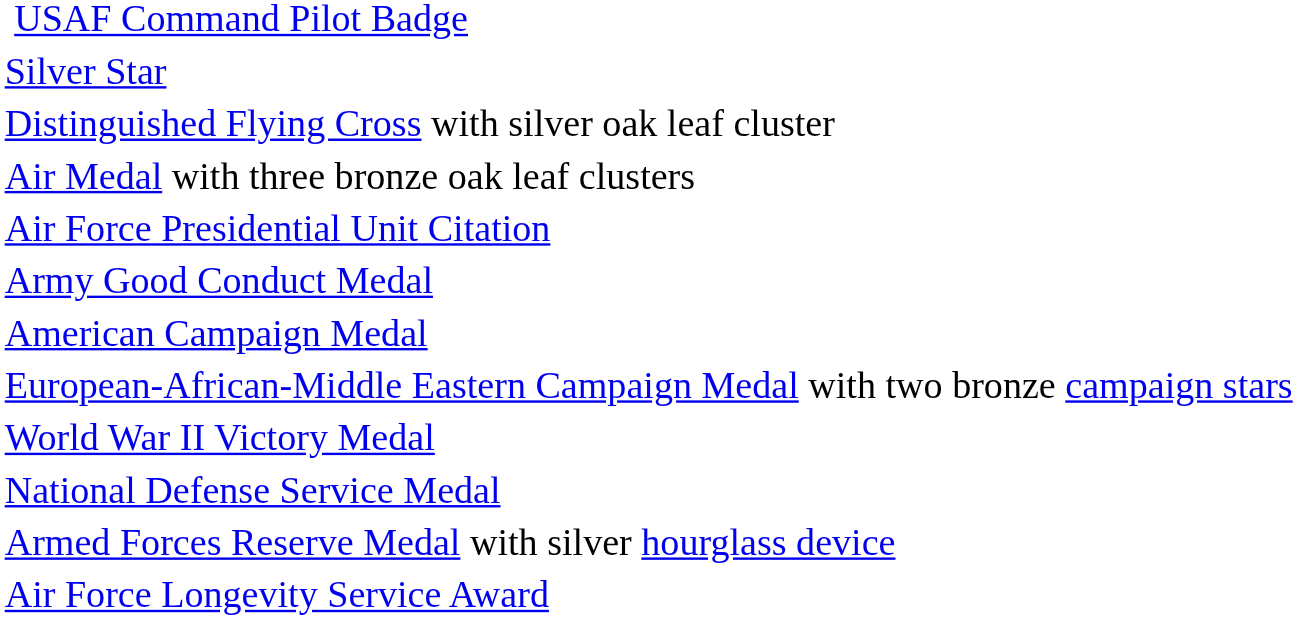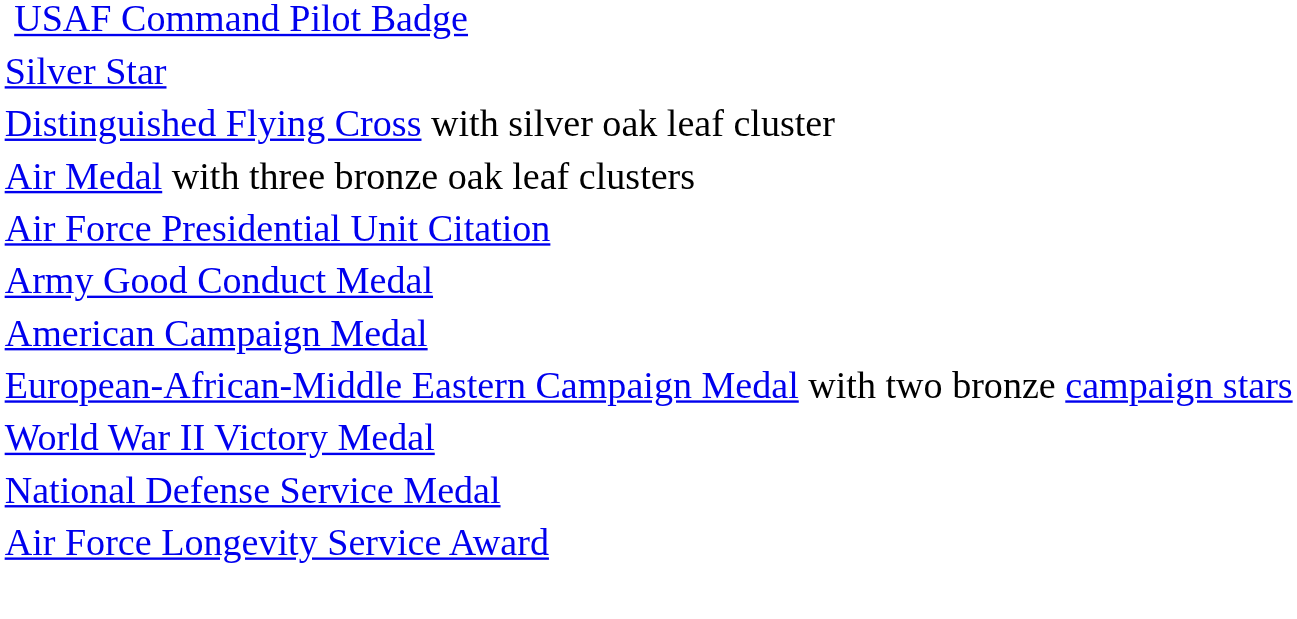- row: (450, 542)
